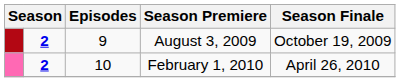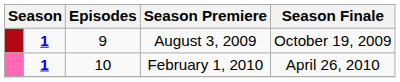(45, 40) 2 -> (45, 40) 1
(45, 64) 2 -> (45, 64) 1
